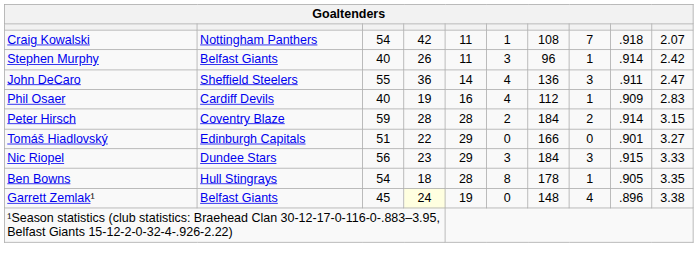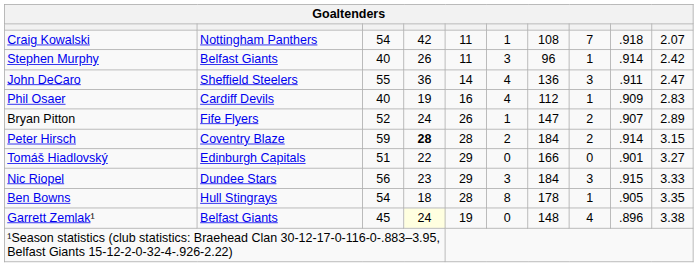+ row: (41, 119)
(425, 119) normal -> (425, 138) bold
